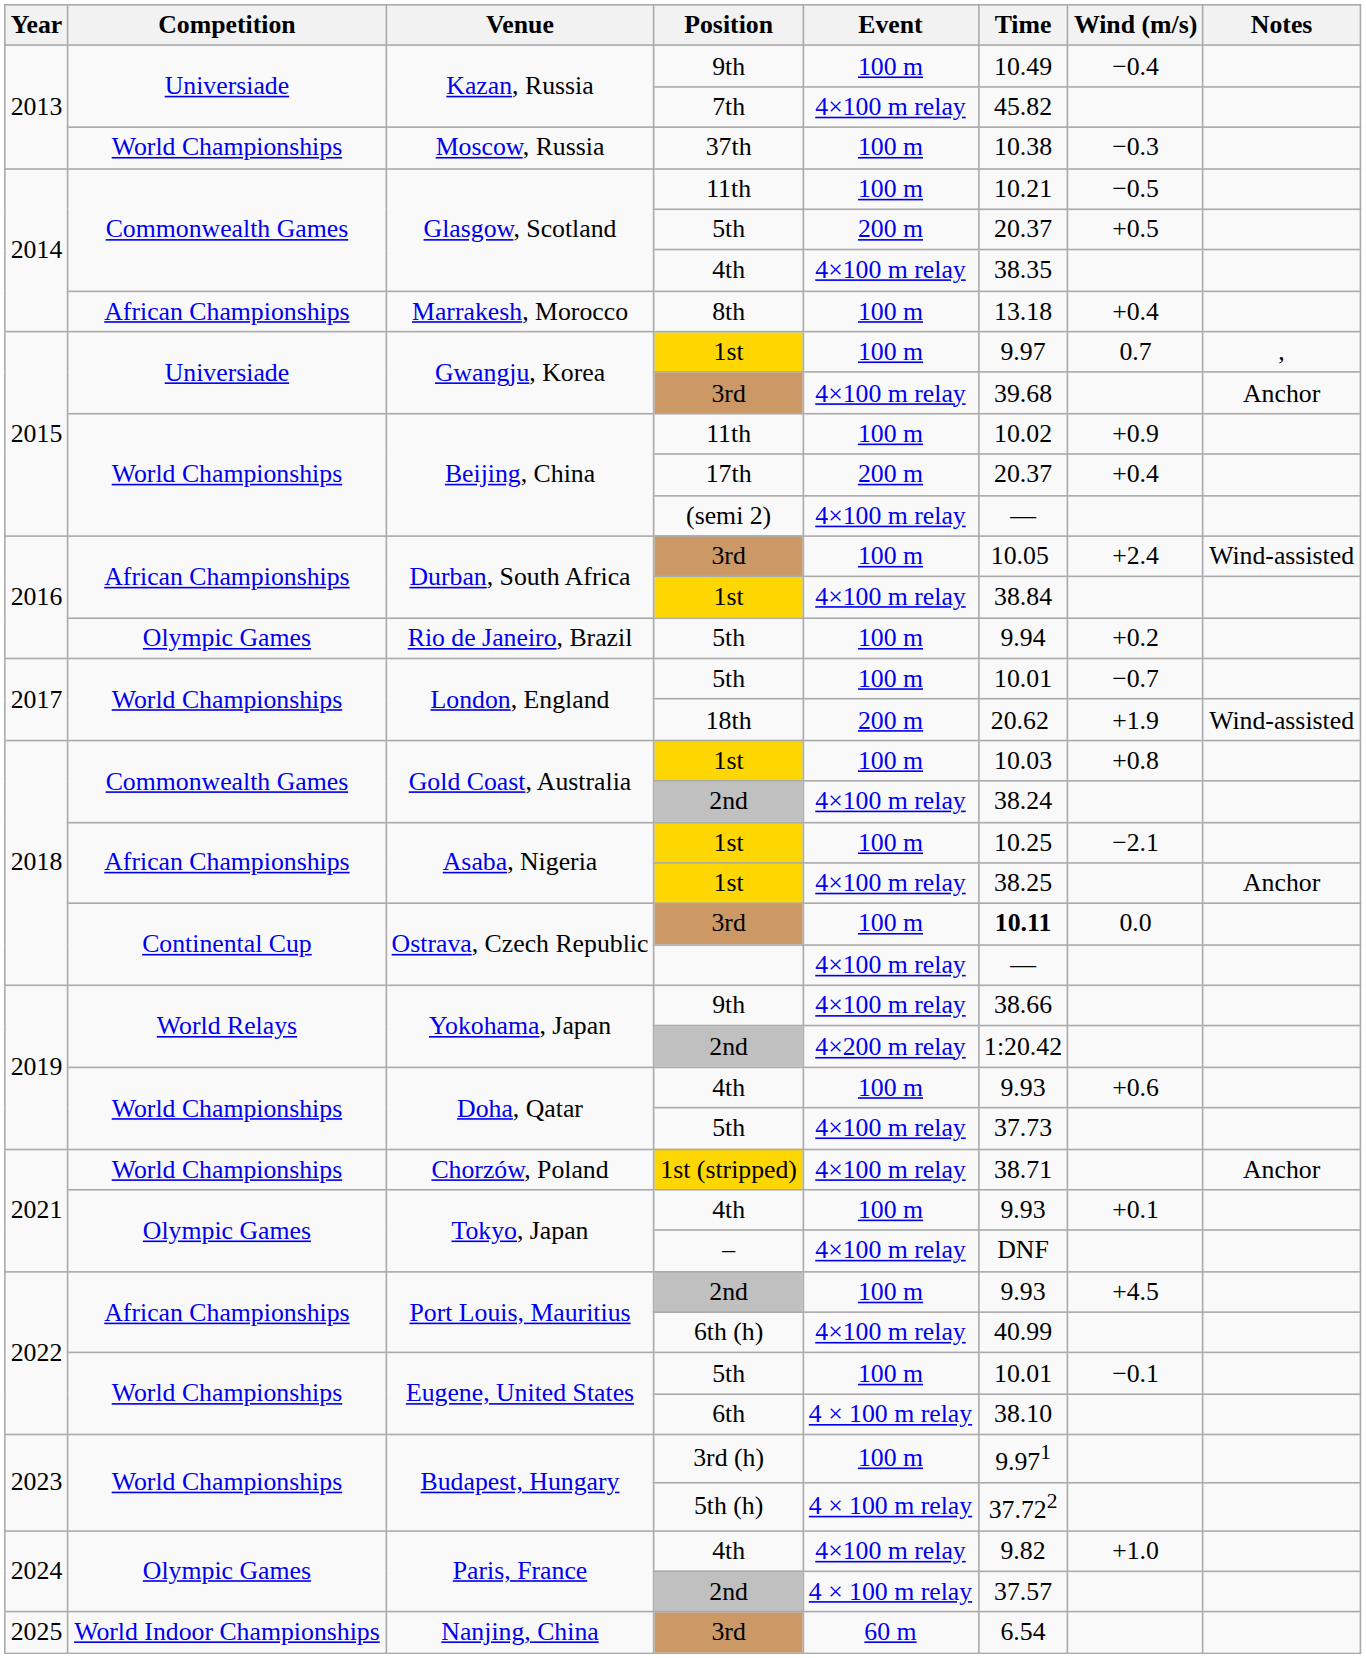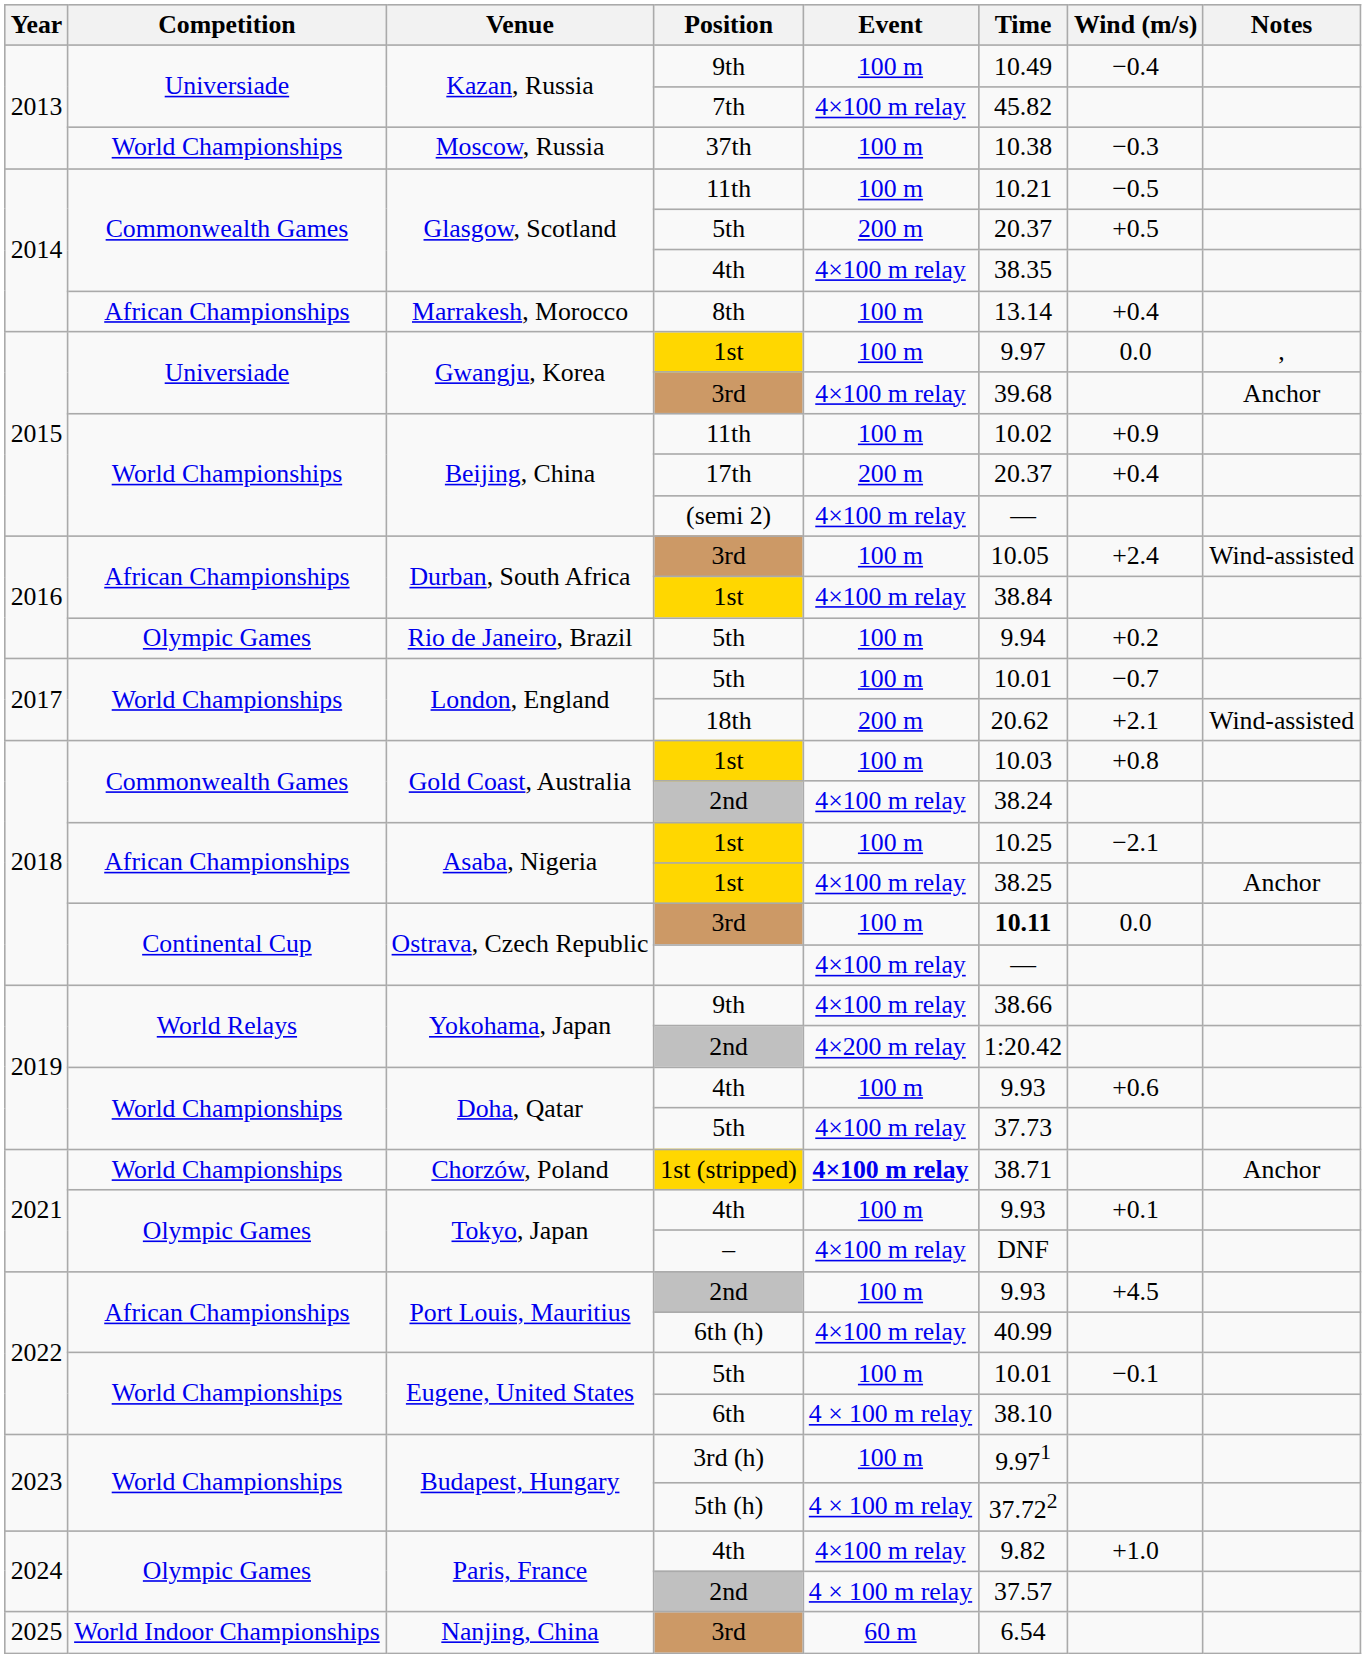(1023, 310) 13.18 -> (1023, 310) 13.14
(1136, 351) 0.7 -> (1136, 351) 0.0
(1136, 719) +1.9 -> (1136, 719) +2.1
(890, 1168) normal -> (890, 1168) bold
